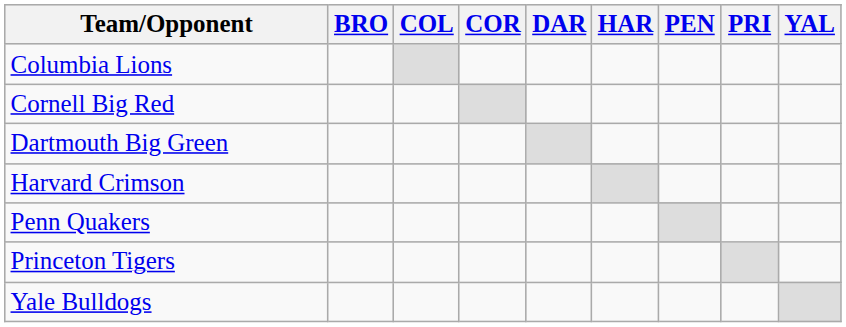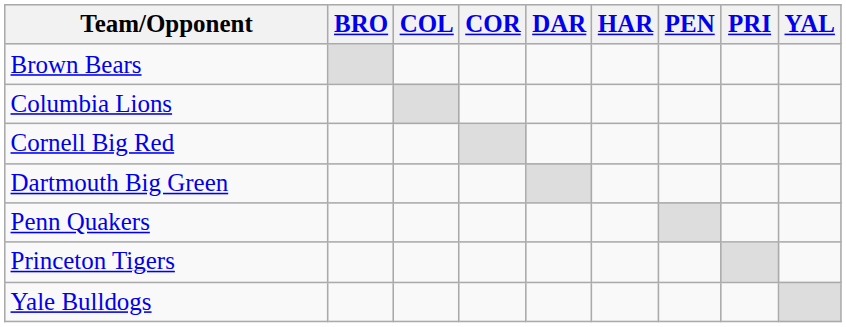+ row: (76, 63)
- row: (98, 182)
